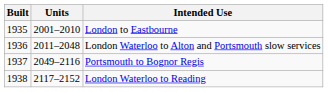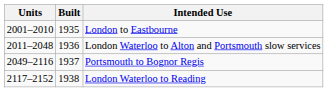columns swapped: (57, 12) <-> (18, 12)
